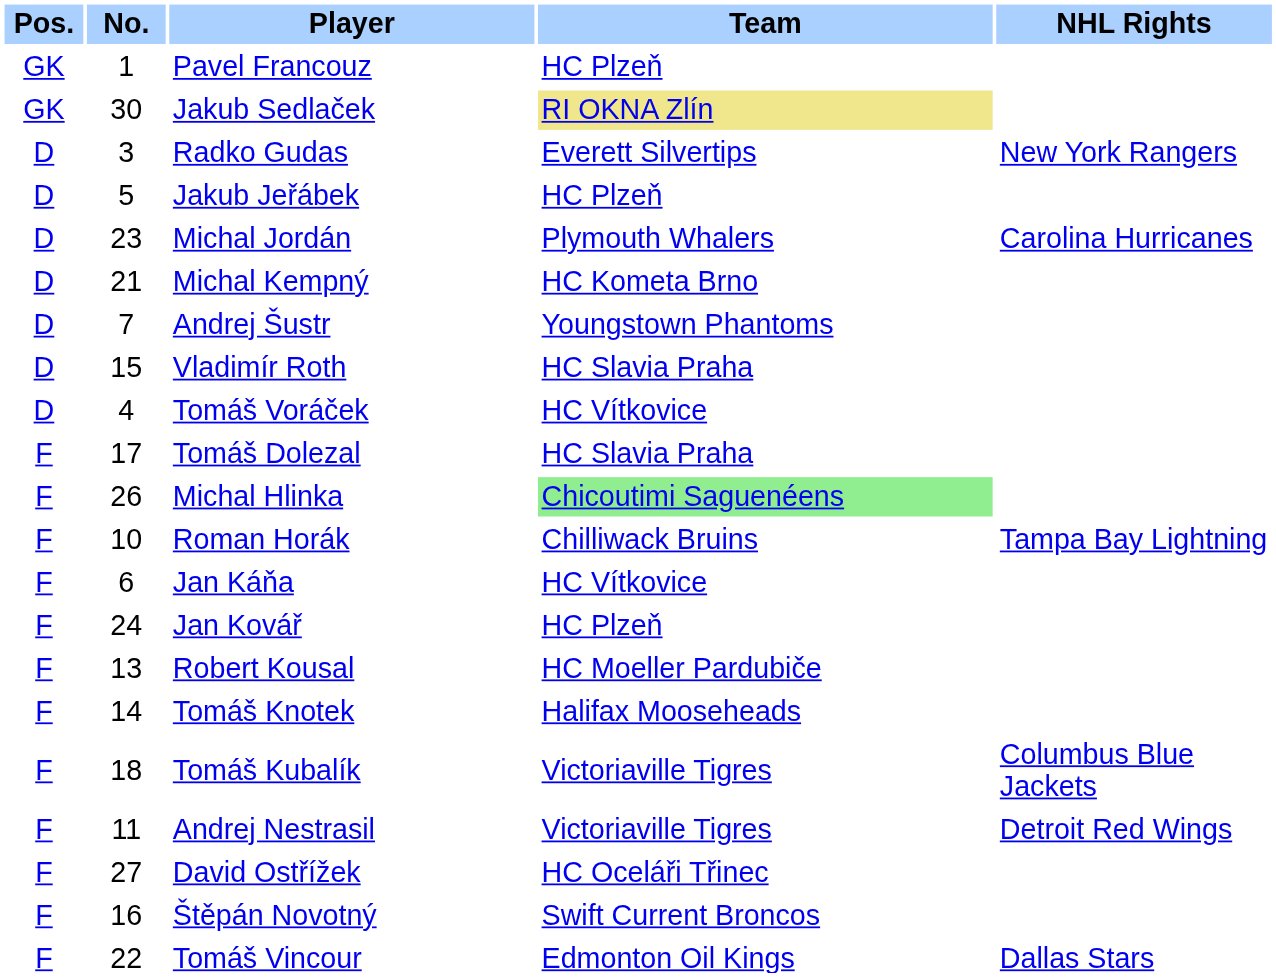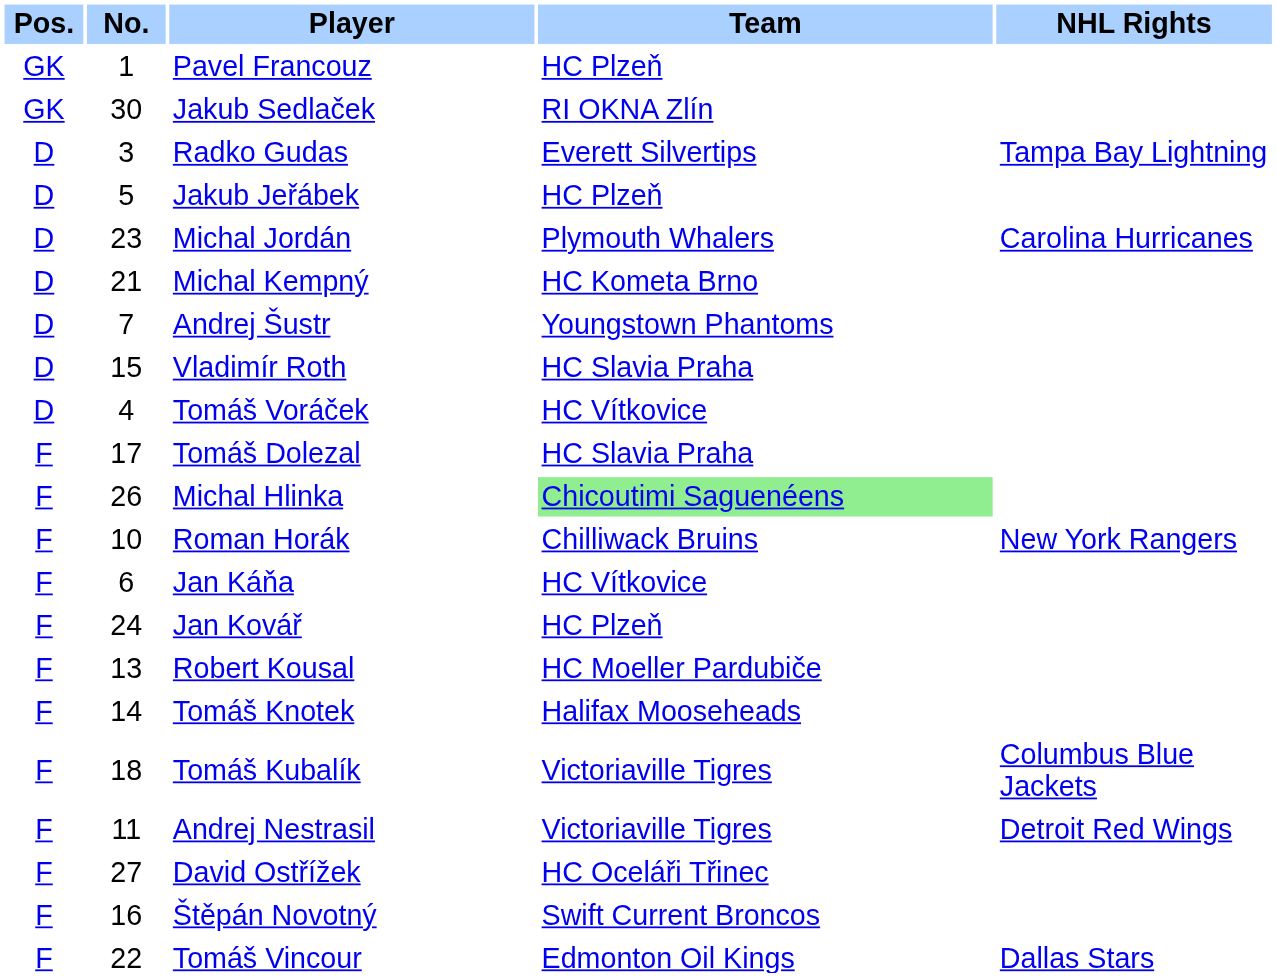(628, 109) khaki background -> (628, 109) no background
(1118, 152) New York Rangers -> (1134, 152) Tampa Bay Lightning
(1134, 539) Tampa Bay Lightning -> (1118, 539) New York Rangers
